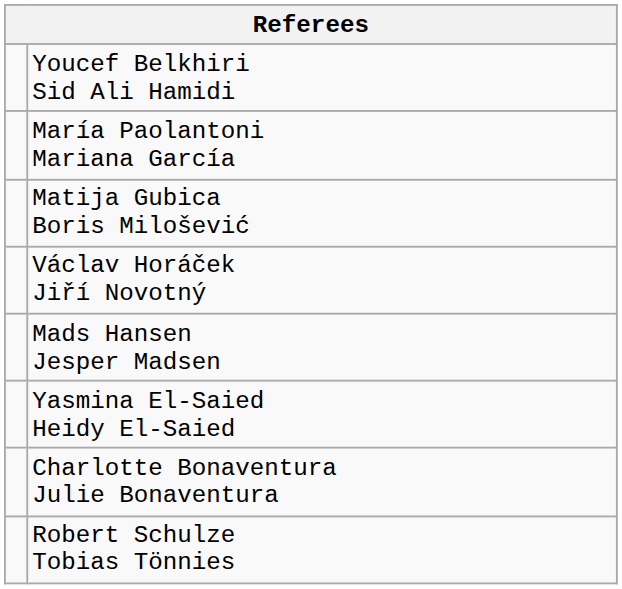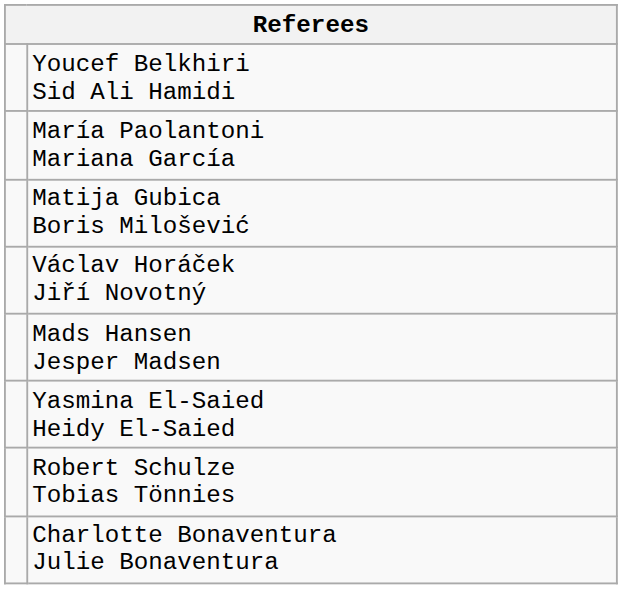rows swapped: (185, 482) <-> (134, 549)
